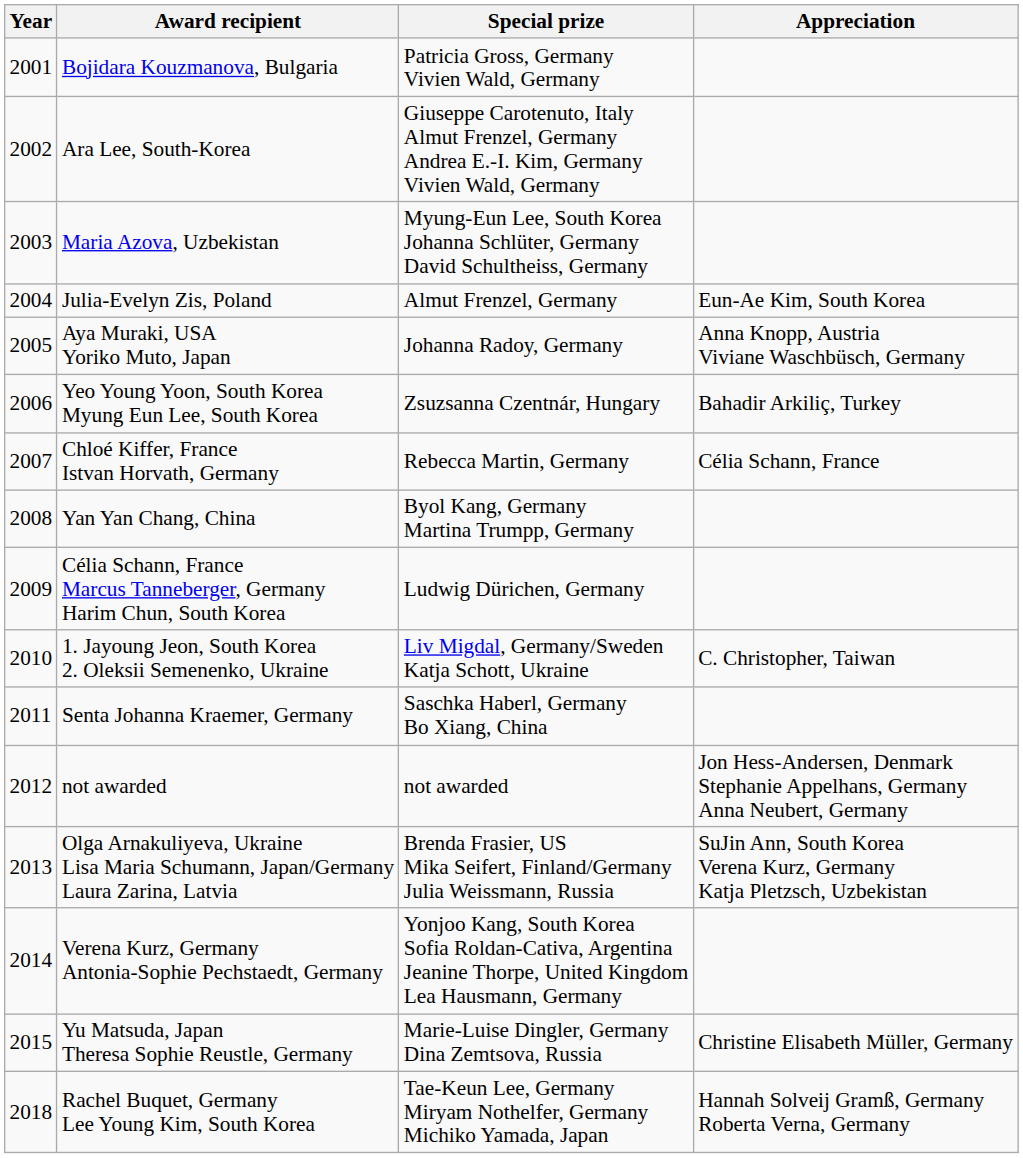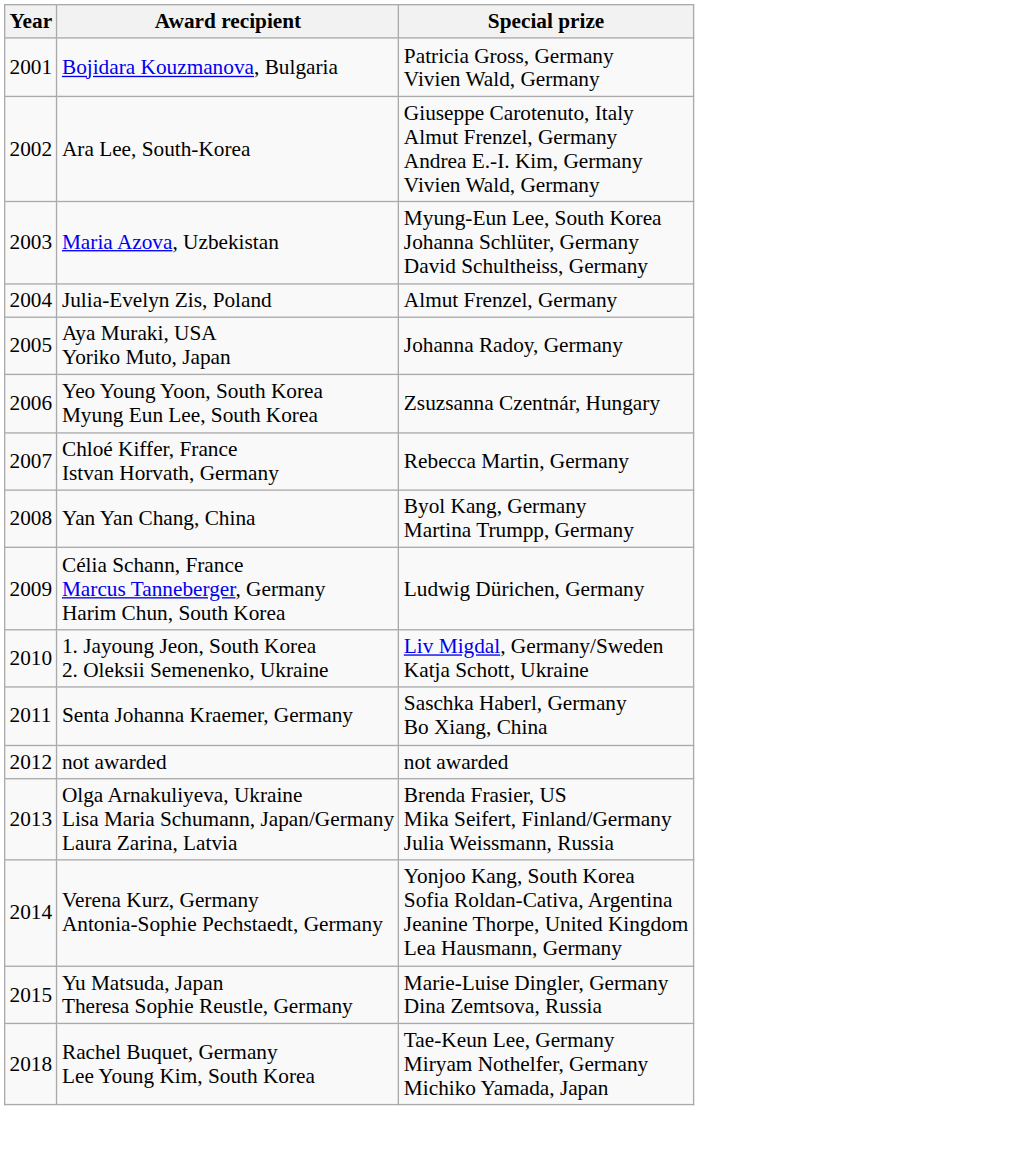- column: (856, 21)
